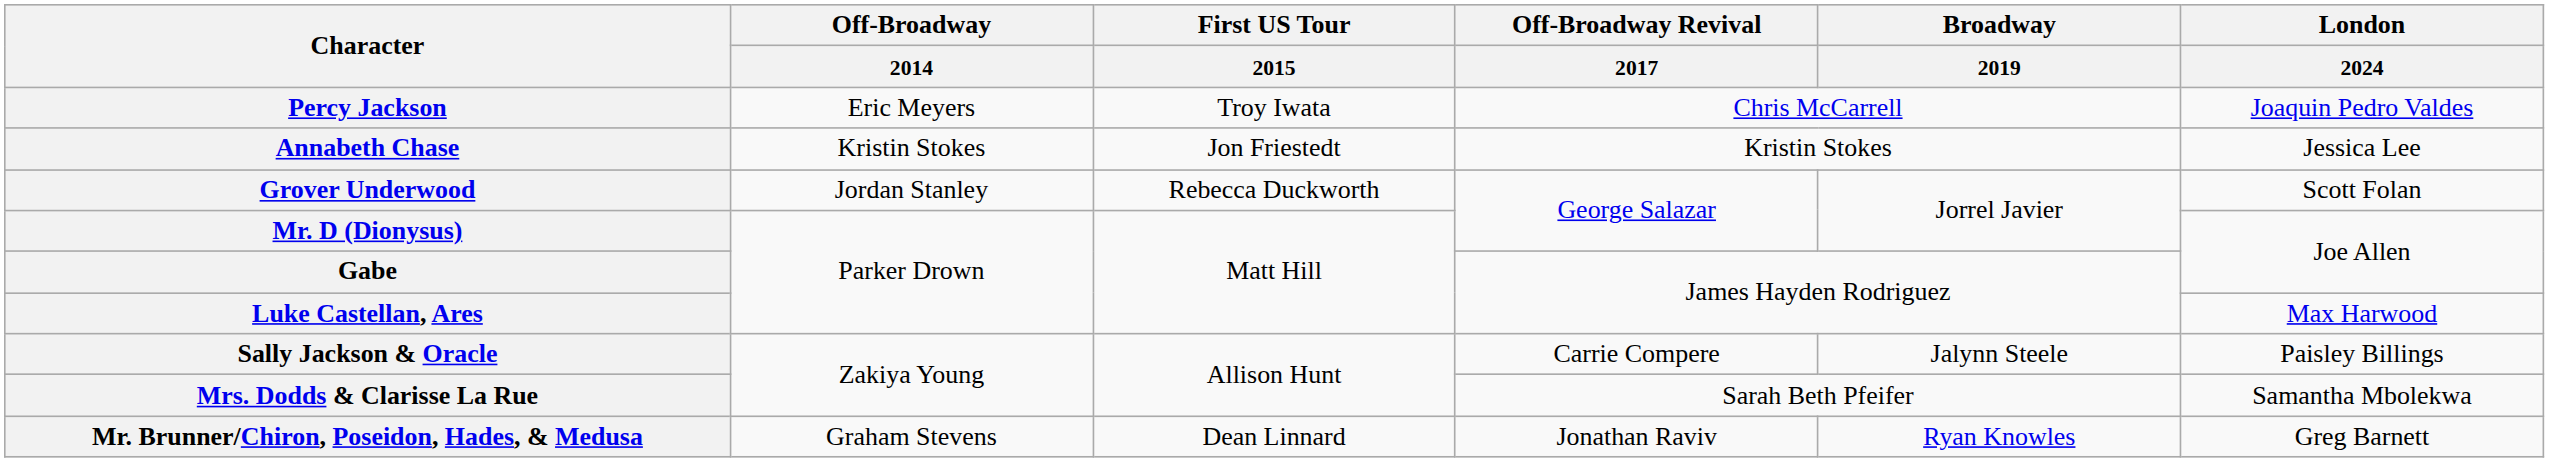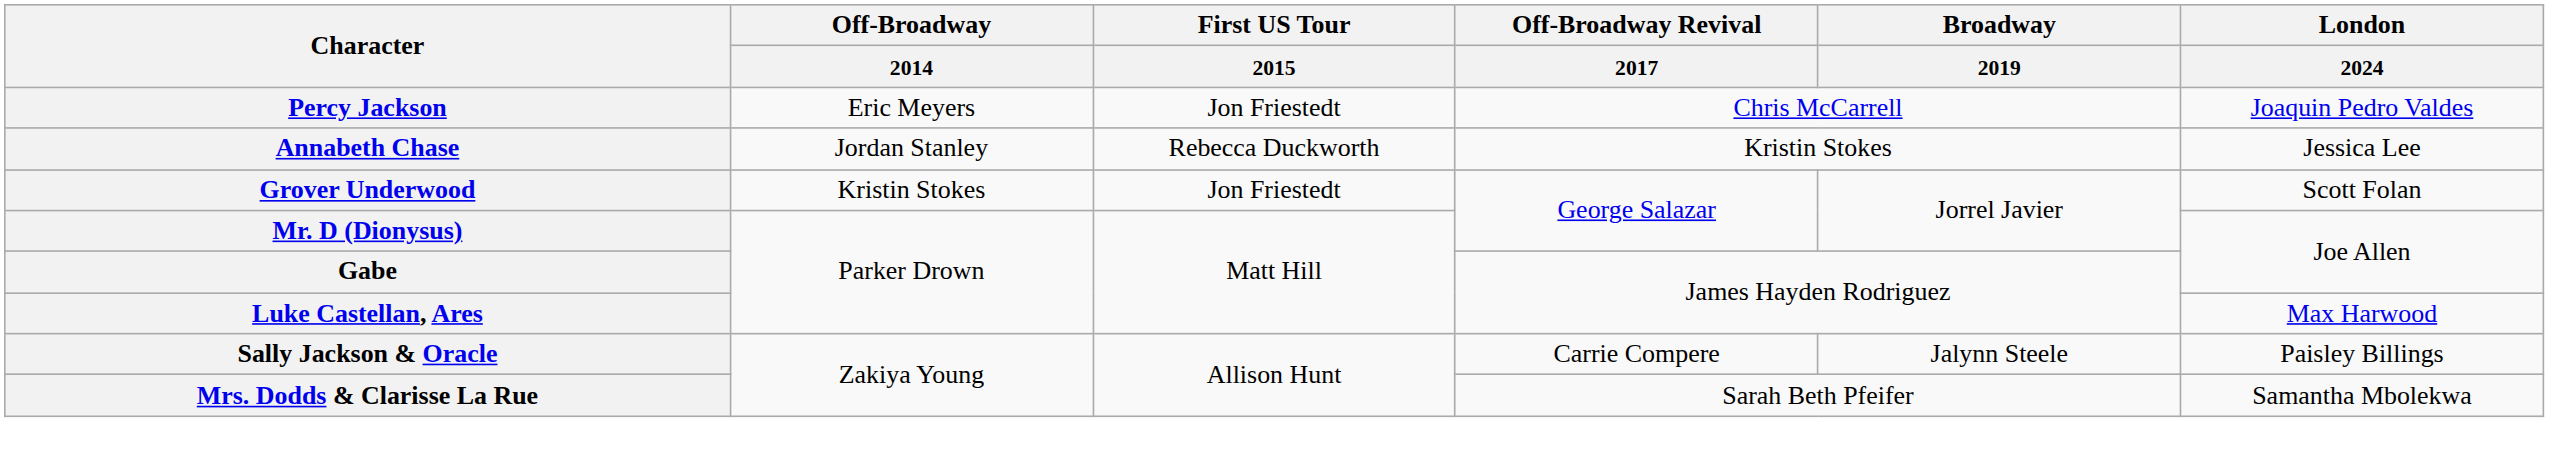(1274, 107) Troy Iwata -> (1274, 107) Jon Friestedt
(911, 148) Kristin Stokes -> (911, 148) Jordan Stanley
(1274, 148) Jon Friestedt -> (1274, 148) Rebecca Duckworth
(911, 189) Jordan Stanley -> (911, 189) Kristin Stokes
(1274, 189) Rebecca Duckworth -> (1274, 189) Jon Friestedt
- row: (367, 436)
